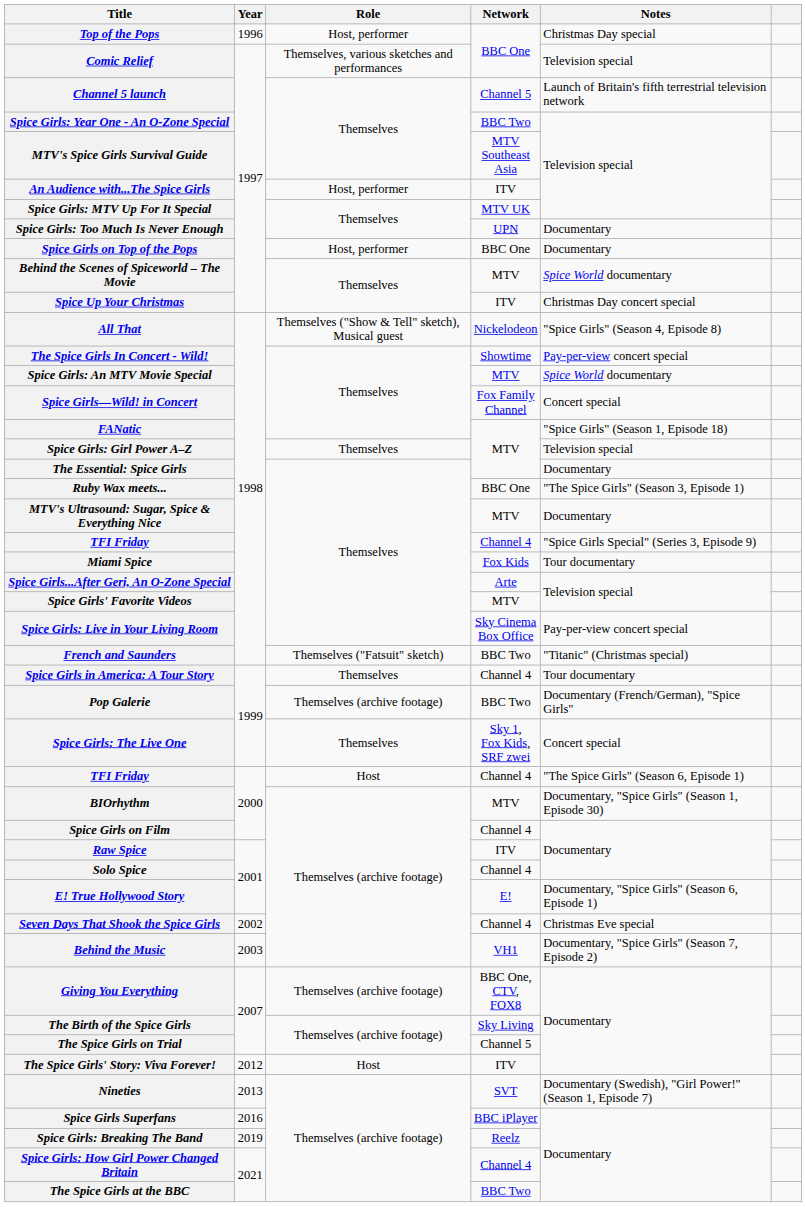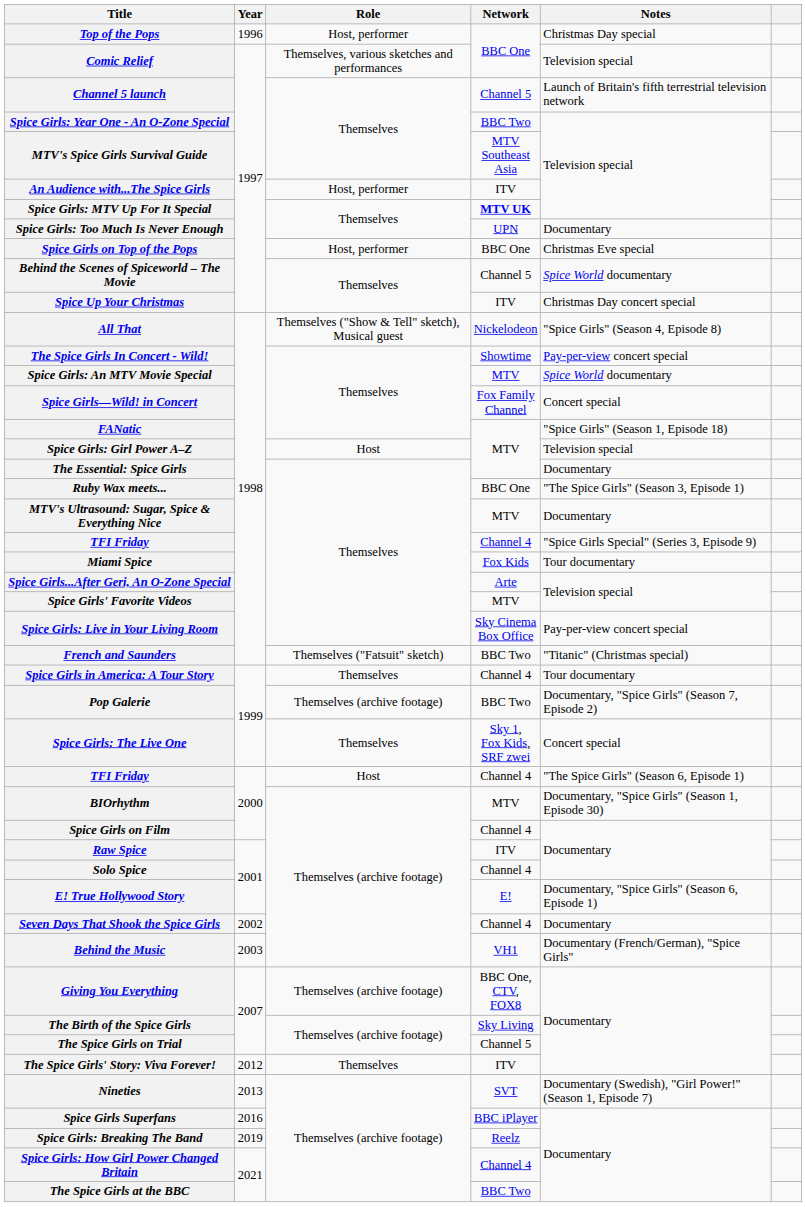(506, 209) normal -> (506, 209) bold
(577, 248) Documentary -> (599, 248) Christmas Eve special
(506, 275) MTV -> (506, 275) Channel 5
(368, 449) Themselves -> (368, 449) Host
(642, 701) Documentary (French/German), "Spice Girls" -> (641, 701) Documentary, "Spice Girls" (Season 7, Episode 2)
(599, 923) Christmas Eve special -> (577, 923) Documentary
(641, 950) Documentary, "Spice Girls" (Season 7, Episode 2) -> (642, 950) Documentary (French/German), "Spice Girls"
(368, 1064) Host -> (368, 1064) Themselves
